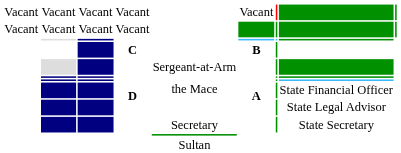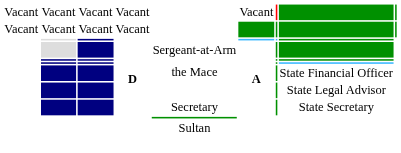- row: (21, 50)
